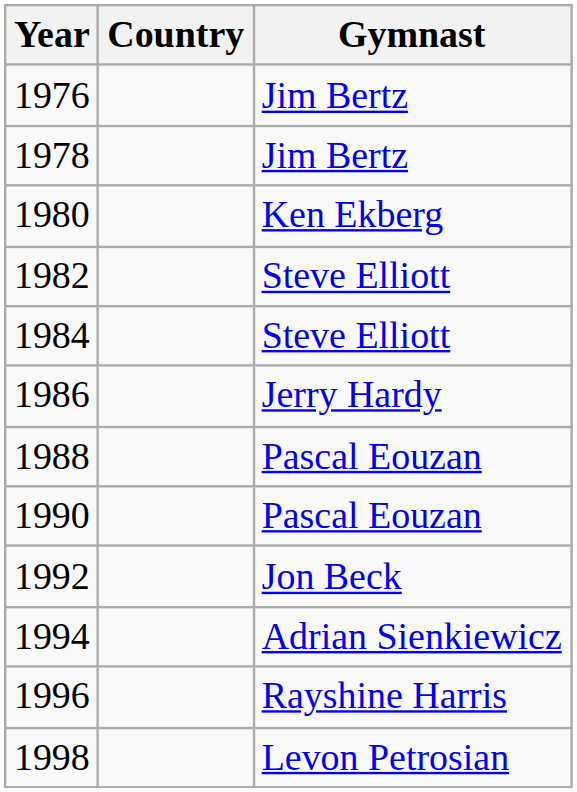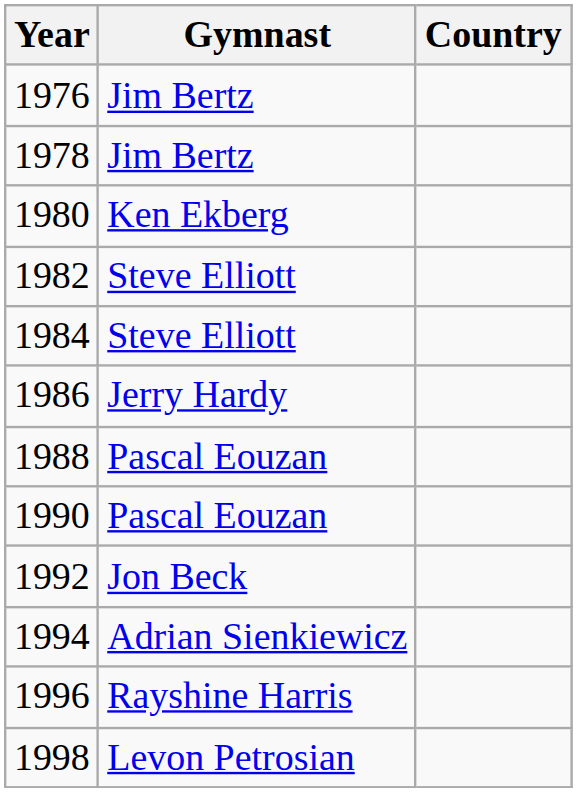columns swapped: (412, 34) <-> (176, 34)
